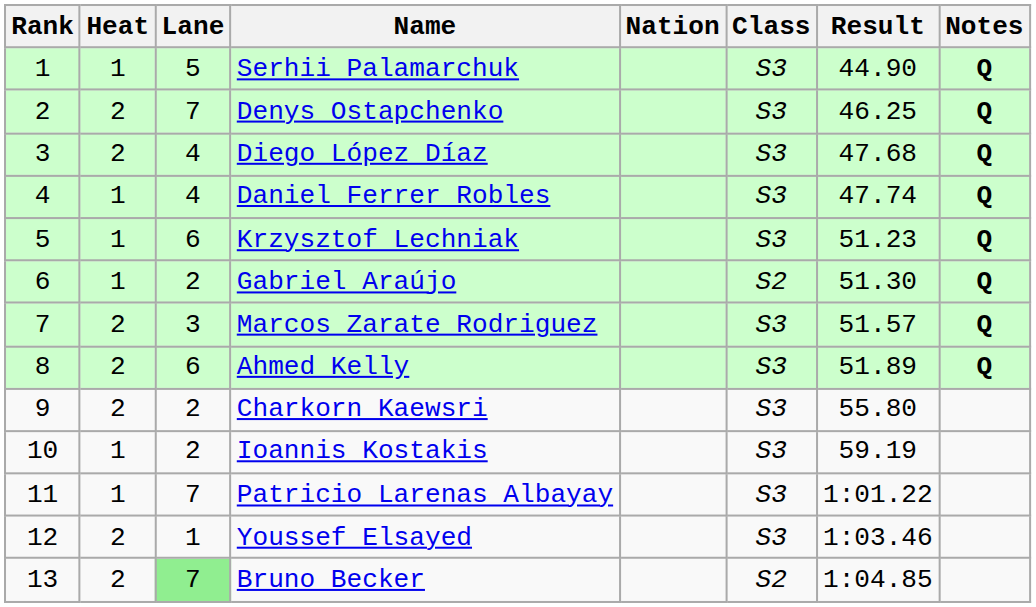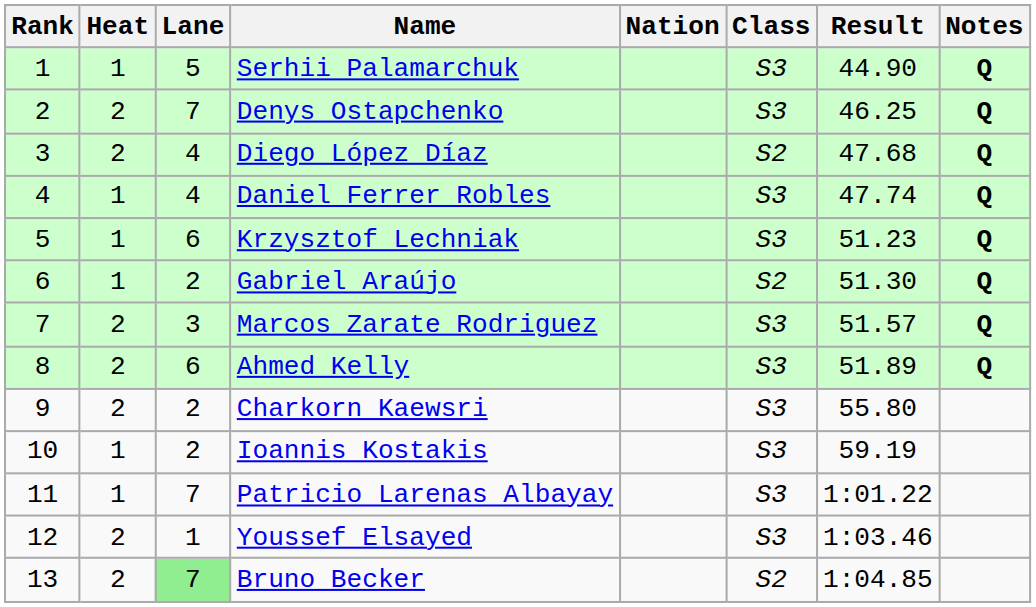(771, 154) S3 -> (771, 154) S2
